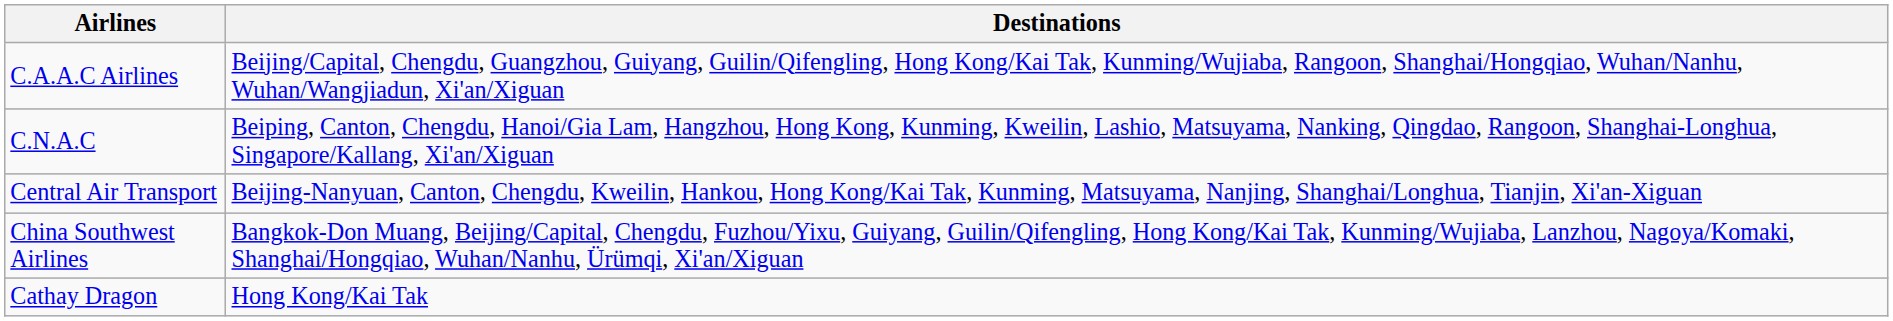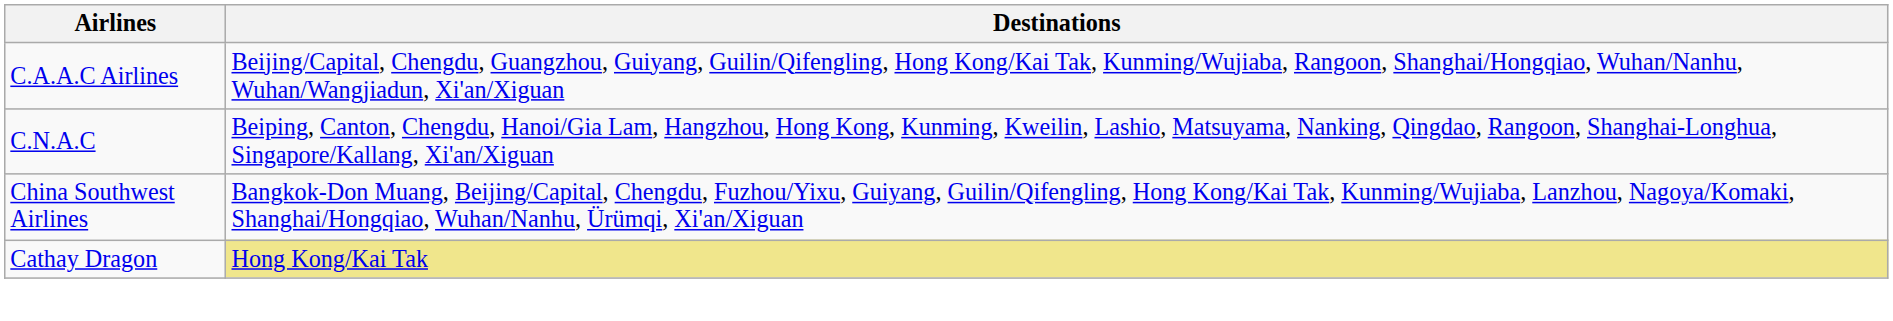- row: (114, 192)
(330, 296) no background -> (330, 258) khaki background
